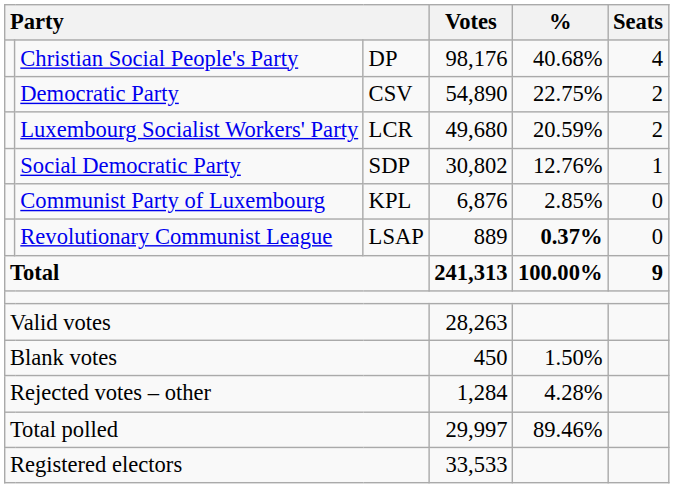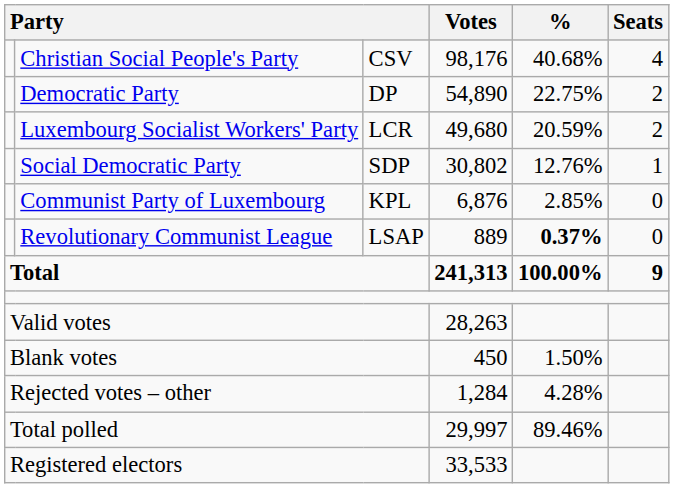(383, 58) DP -> (391, 58) CSV
(391, 93) CSV -> (383, 93) DP
